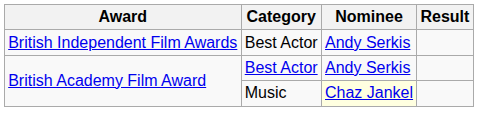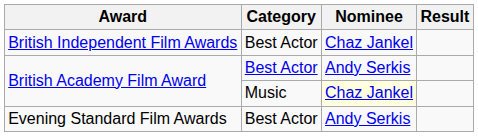(368, 42) Andy Serkis -> (369, 42) Chaz Jankel
+ row: (117, 118)
